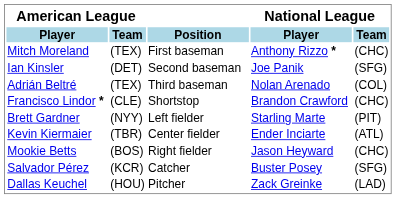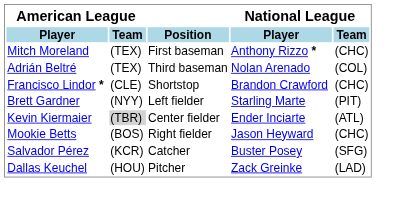- row: (36, 68)
(126, 134) no background -> (126, 118) lightgrey background
